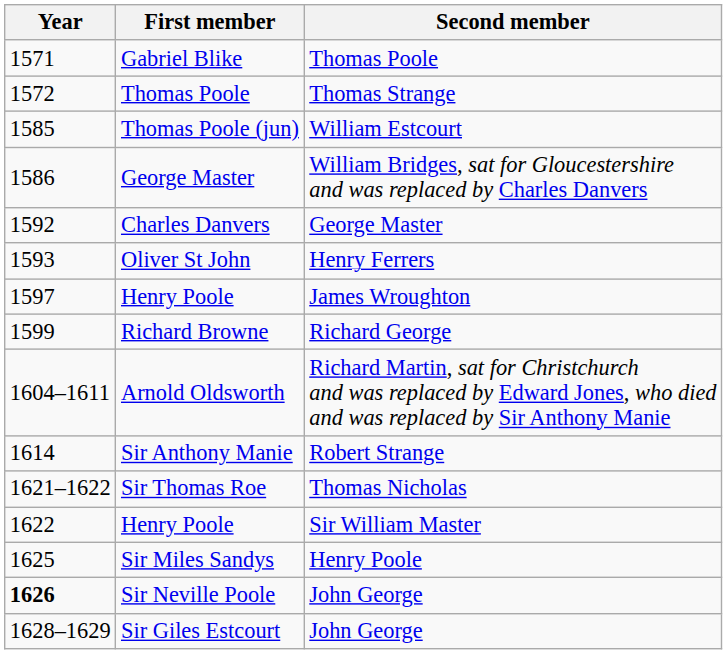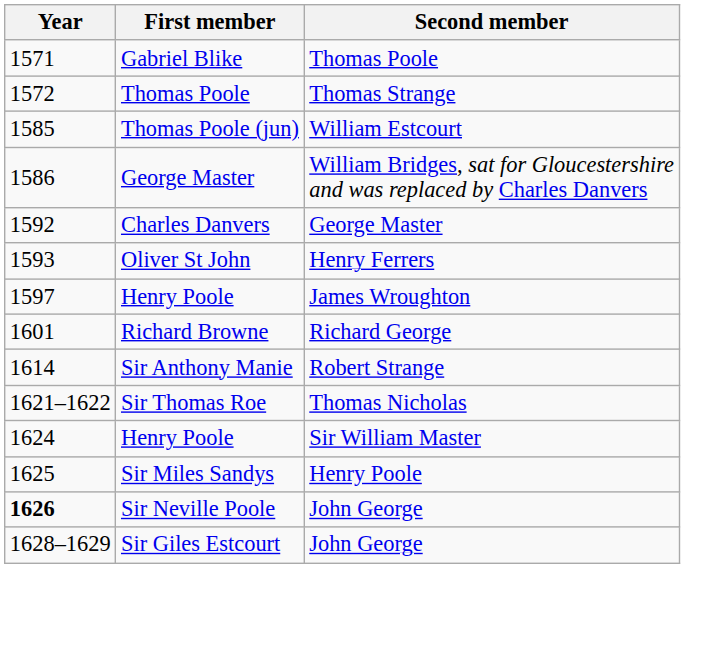(32, 331) 1599 -> (32, 331) 1601
- row: (203, 392)
(32, 524) 1622 -> (32, 438) 1624
